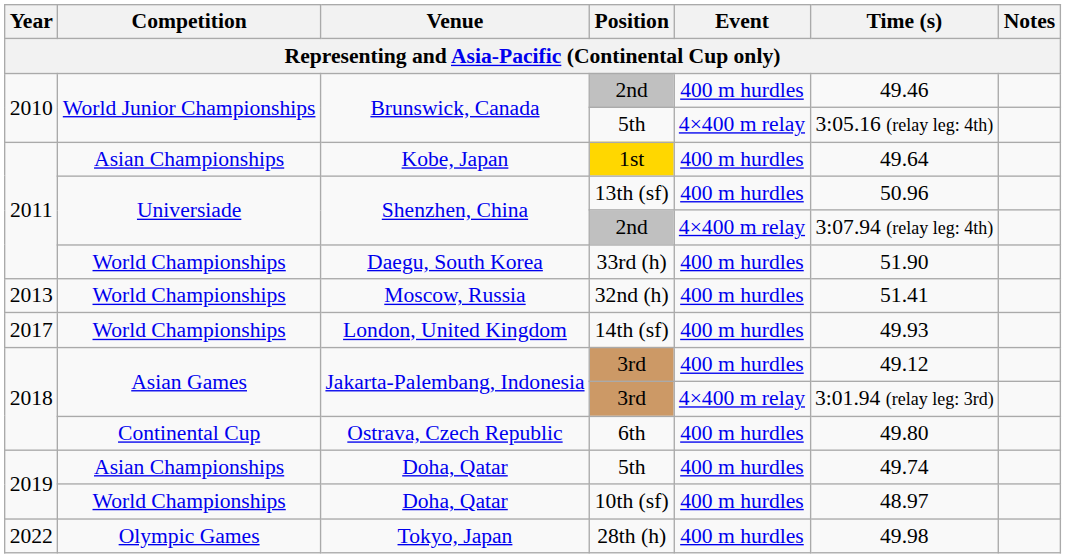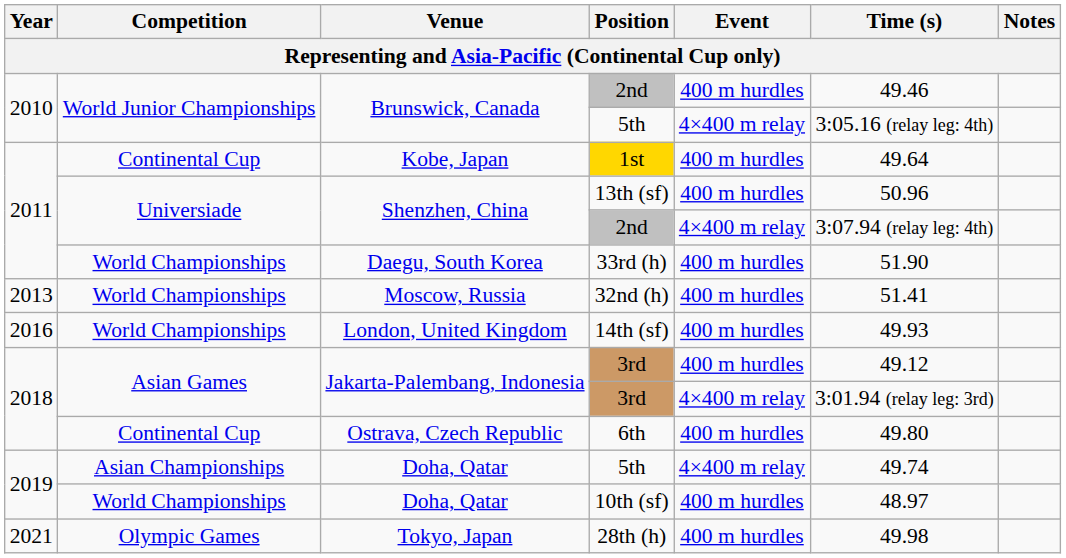(189, 158) Asian Championships -> (189, 158) Continental Cup
(31, 329) 2017 -> (31, 329) 2016
(742, 466) 400 m hurdles -> (742, 466) 4×400 m relay
(31, 535) 2022 -> (31, 535) 2021
